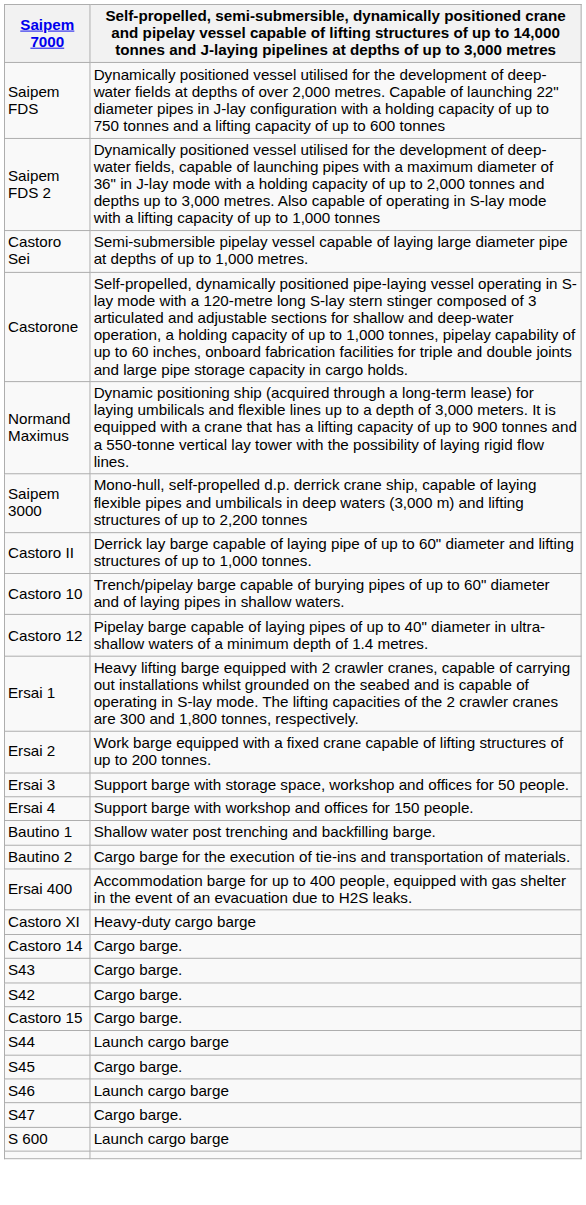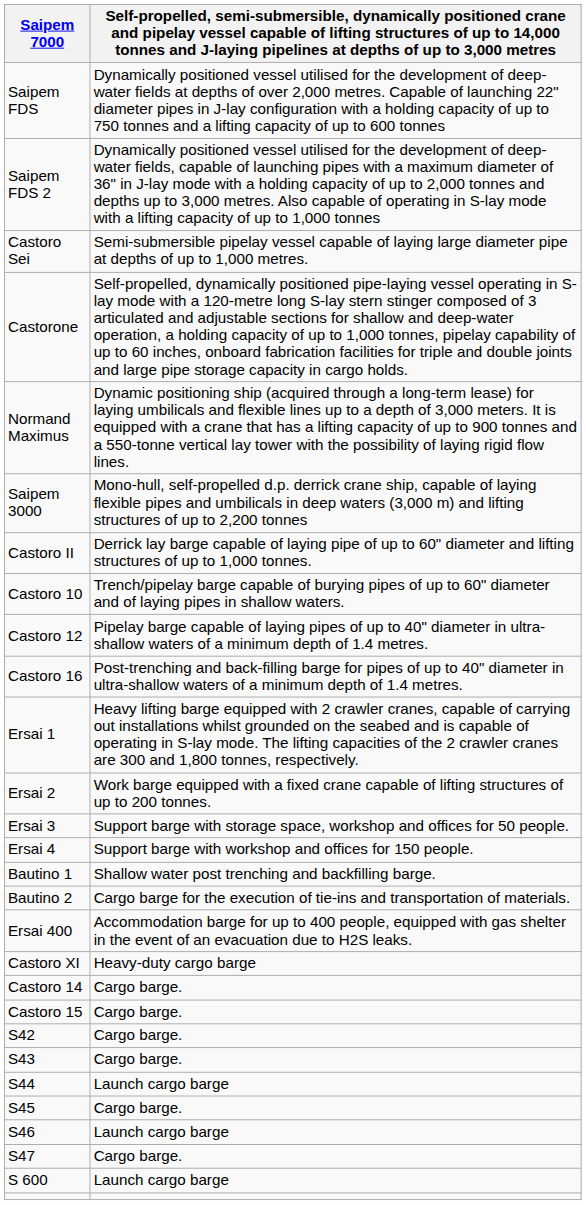+ row: (45, 676)
rows swapped: (45, 1018) <-> (22, 970)
